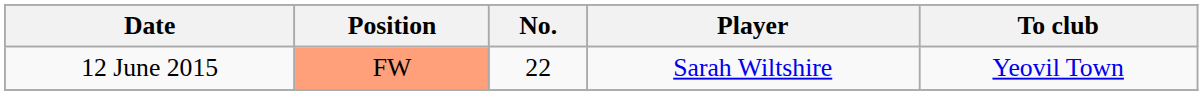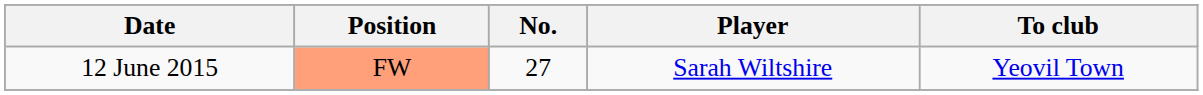(538, 67) 22 -> (538, 67) 27
